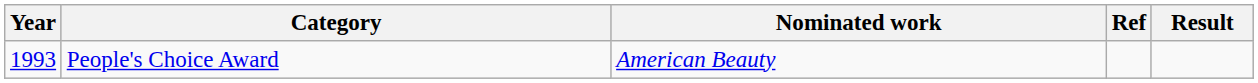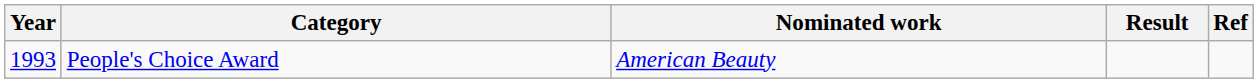columns swapped: (1202, 22) <-> (1129, 22)
